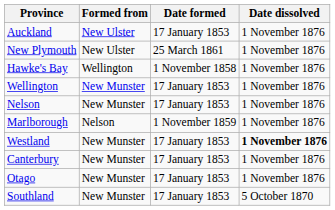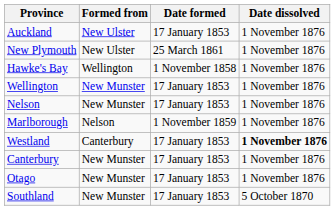(113, 141) New Munster -> (108, 141) Canterbury
